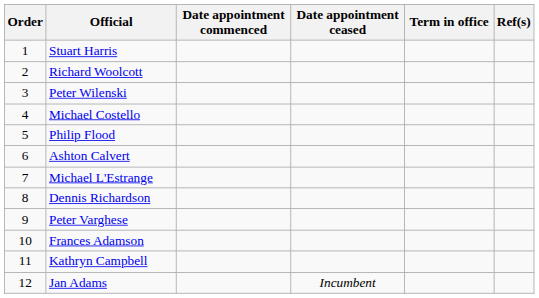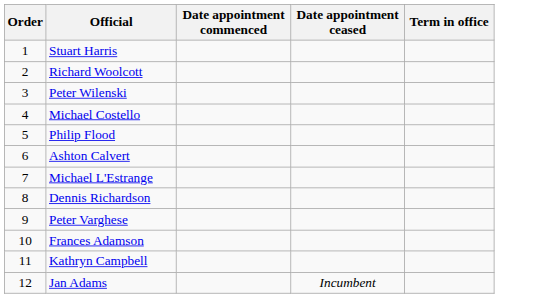- column: (514, 22)
